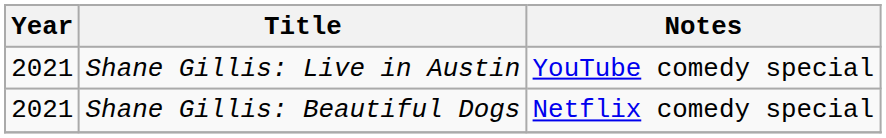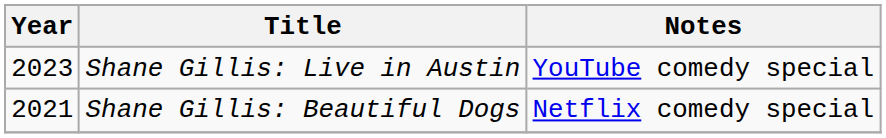(42, 68) 2021 -> (42, 68) 2023
